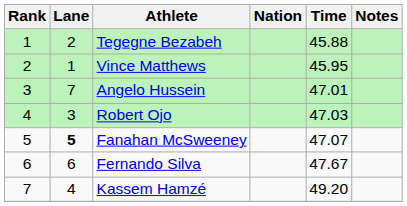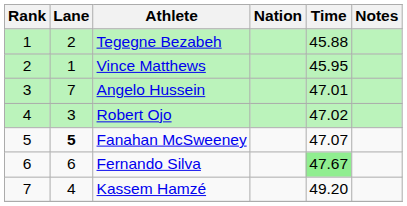(329, 115) 47.03 -> (329, 115) 47.02
(329, 164) no background -> (329, 164) lightgreen background
